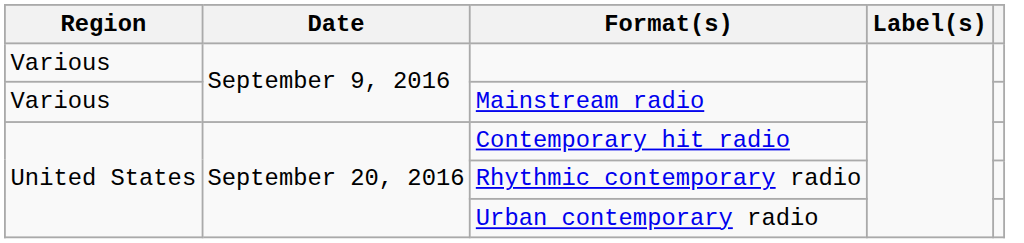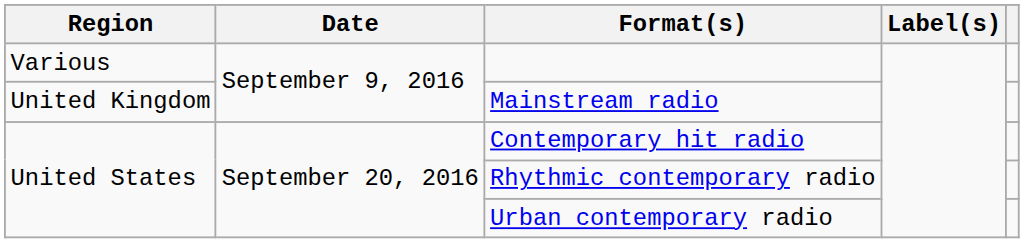(61, 102) Various -> (111, 102) United Kingdom
